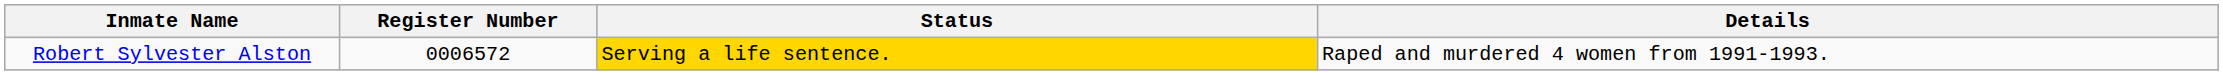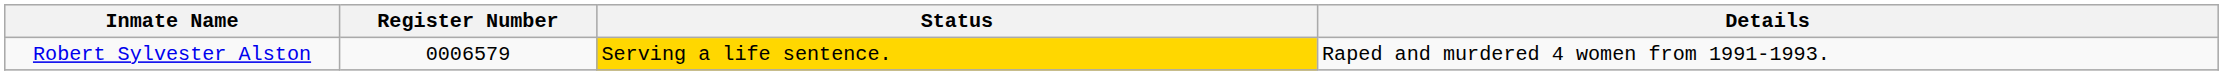(468, 54) 0006572 -> (468, 54) 0006579
